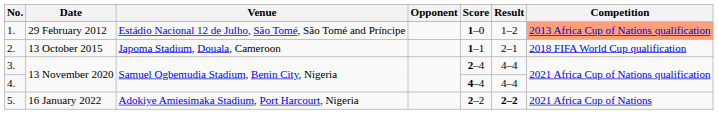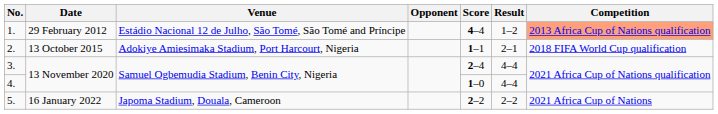(476, 30) 1–0 -> (476, 30) 4–4
(200, 48) Japoma Stadium, Douala, Cameroon -> (239, 48) Adokiye Amiesimaka Stadium, Port Harcourt, Nigeria
(476, 83) 4–4 -> (476, 83) 1–0
(239, 100) Adokiye Amiesimaka Stadium, Port Harcourt, Nigeria -> (200, 100) Japoma Stadium, Douala, Cameroon
(509, 100) bold -> (509, 100) normal
